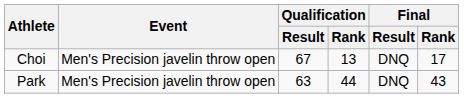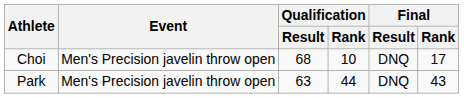(303, 59) 67 -> (303, 59) 68
(349, 59) 13 -> (349, 59) 10
